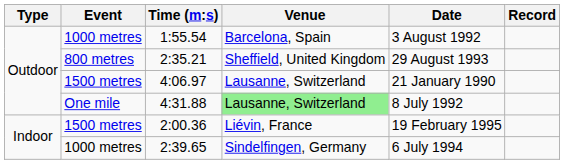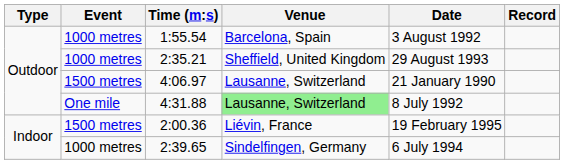(99, 59) 800 metres -> (103, 59) 1000 metres
